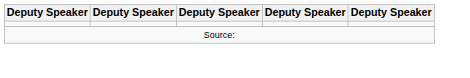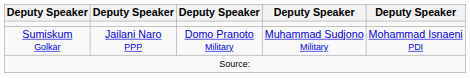+ row: (47, 40)
